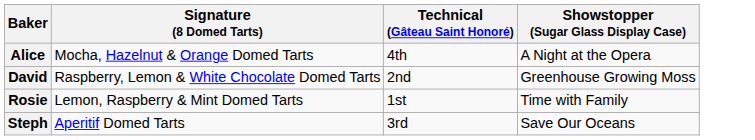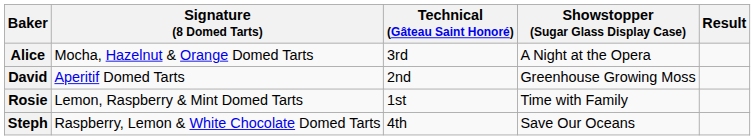+ column: (724, 24)
(397, 54) 4th -> (398, 54) 3rd
(217, 77) Raspberry, Lemon & White Chocolate Domed Tarts -> (120, 77) Aperitif Domed Tarts
(120, 123) Aperitif Domed Tarts -> (217, 123) Raspberry, Lemon & White Chocolate Domed Tarts
(398, 123) 3rd -> (397, 123) 4th
